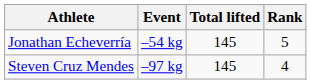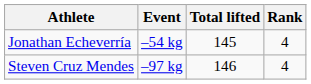(285, 42) 5 -> (285, 42) 4
(225, 67) 145 -> (225, 67) 146
